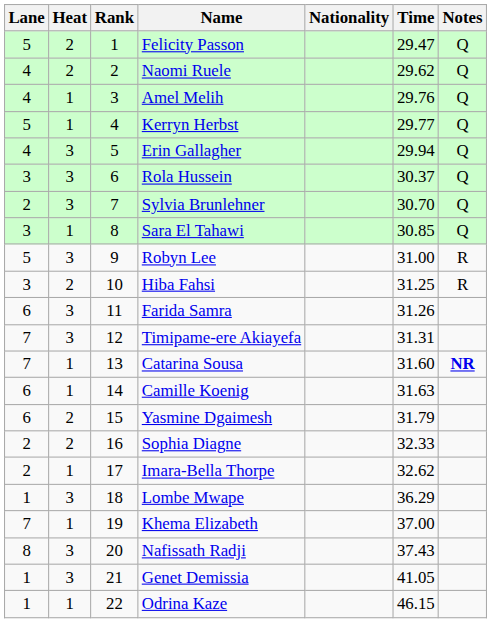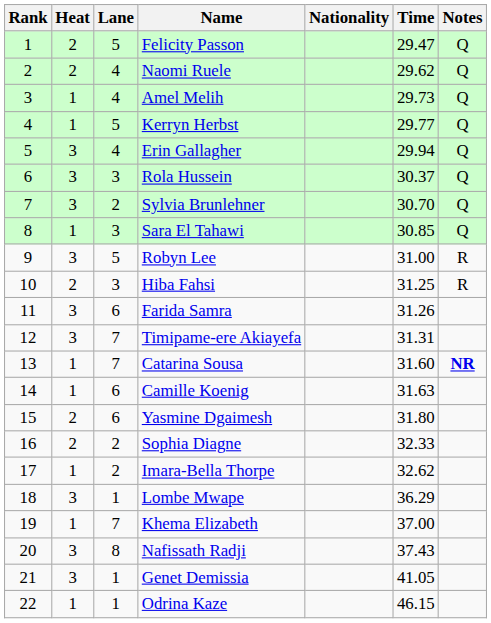columns swapped: (114, 17) <-> (27, 17)
(416, 97) 29.76 -> (416, 97) 29.73
(416, 417) 31.79 -> (416, 417) 31.80
